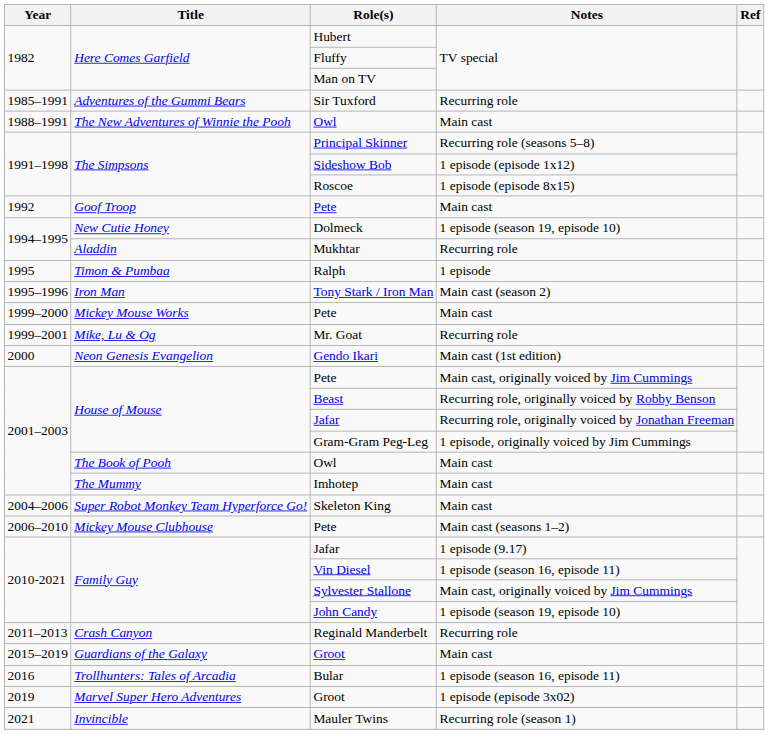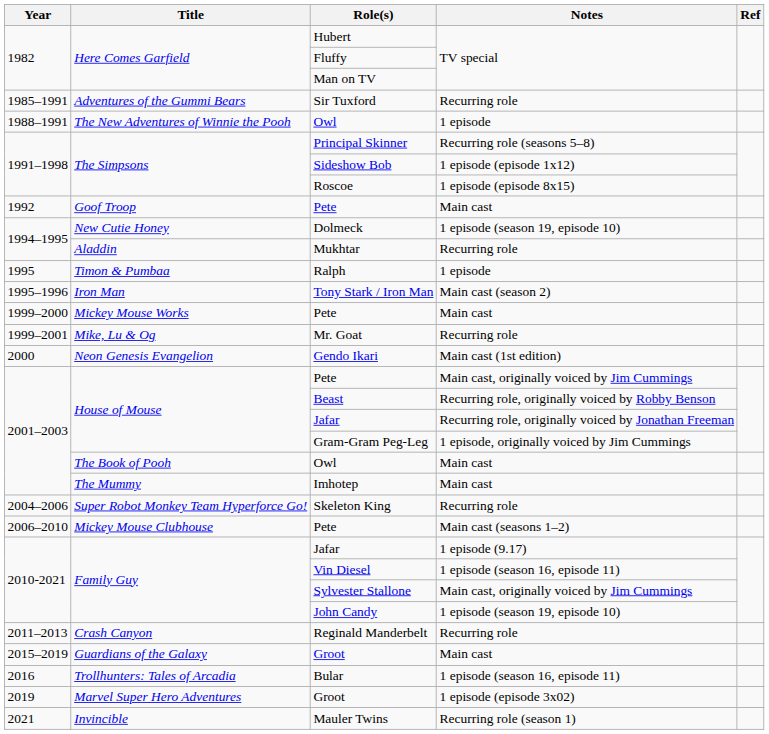(466, 121) Main cast -> (465, 121) 1 episode
(466, 505) Main cast -> (479, 505) Recurring role
